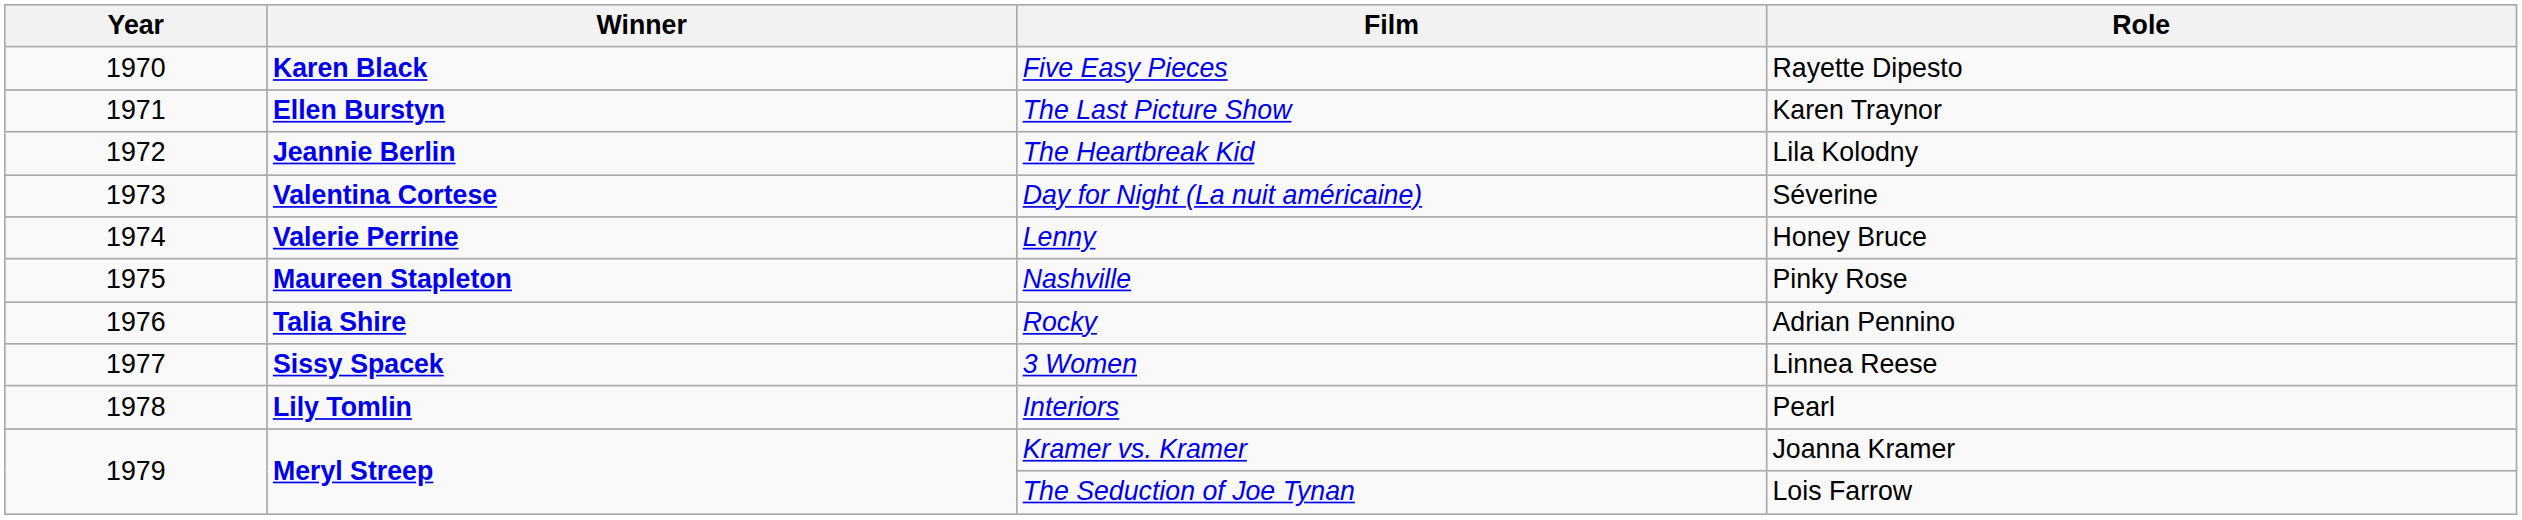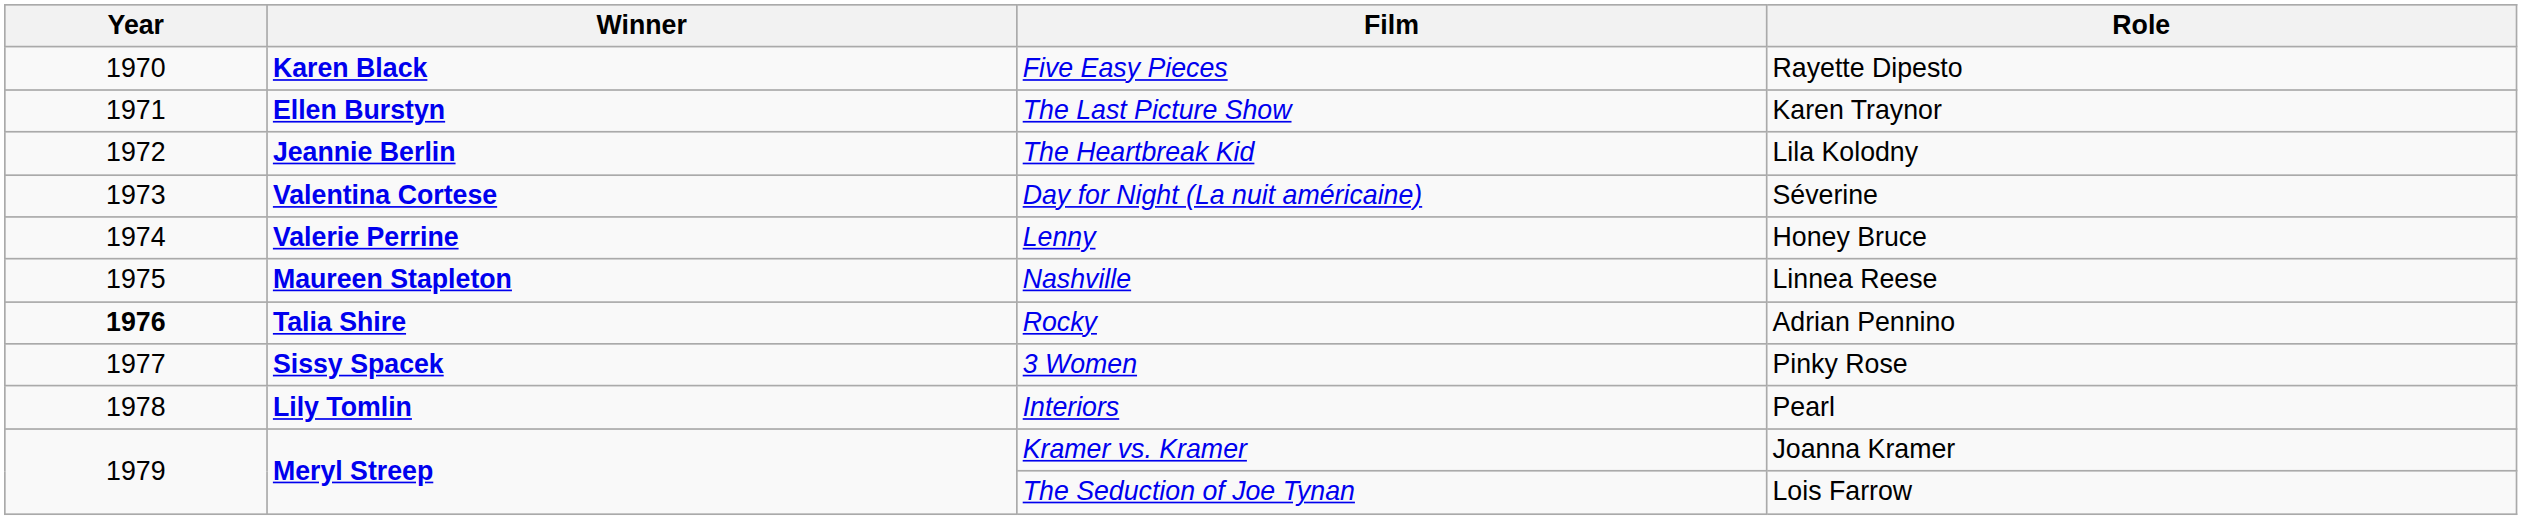(1840, 279) Pinky Rose -> (1855, 279) Linnea Reese
(136, 322) normal -> (136, 322) bold
(1855, 364) Linnea Reese -> (1840, 364) Pinky Rose
